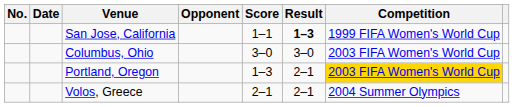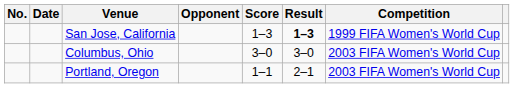(262, 33) 1–1 -> (262, 33) 1–3
(262, 72) 1–3 -> (262, 72) 1–1
(414, 72) gold background -> (414, 72) no background
- row: (104, 92)
